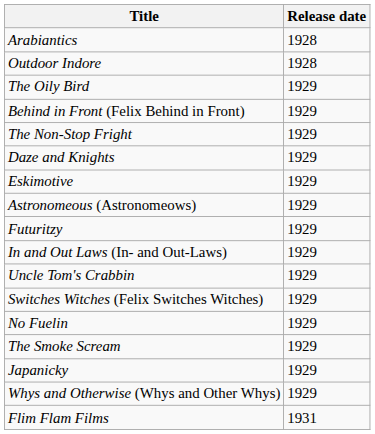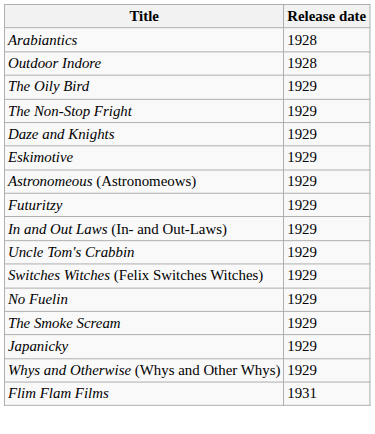- row: (126, 110)
